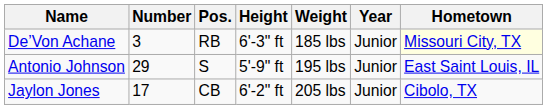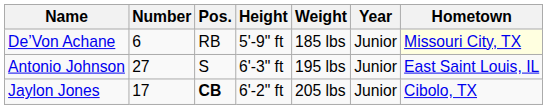(137, 41) 3 -> (137, 41) 6
(261, 41) 6'-3" ft -> (261, 41) 5'-9" ft
(141, 66) 29 -> (141, 66) 27
(261, 66) 5'-9" ft -> (261, 66) 6'-3" ft
(210, 91) normal -> (210, 91) bold
